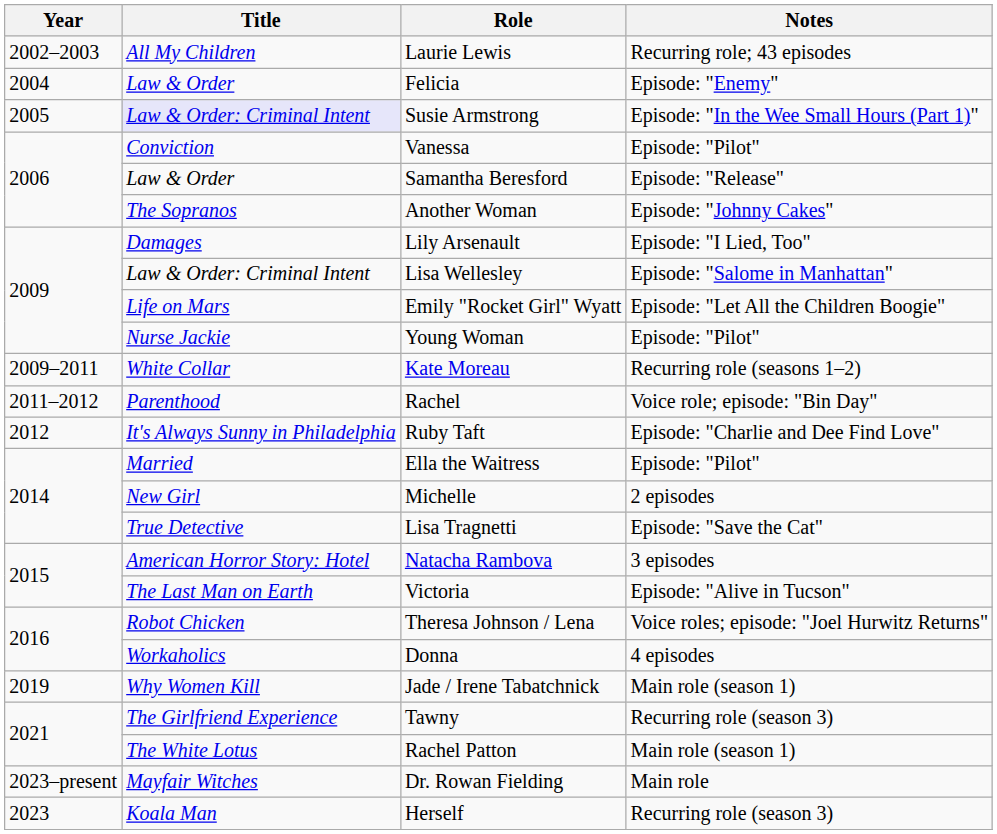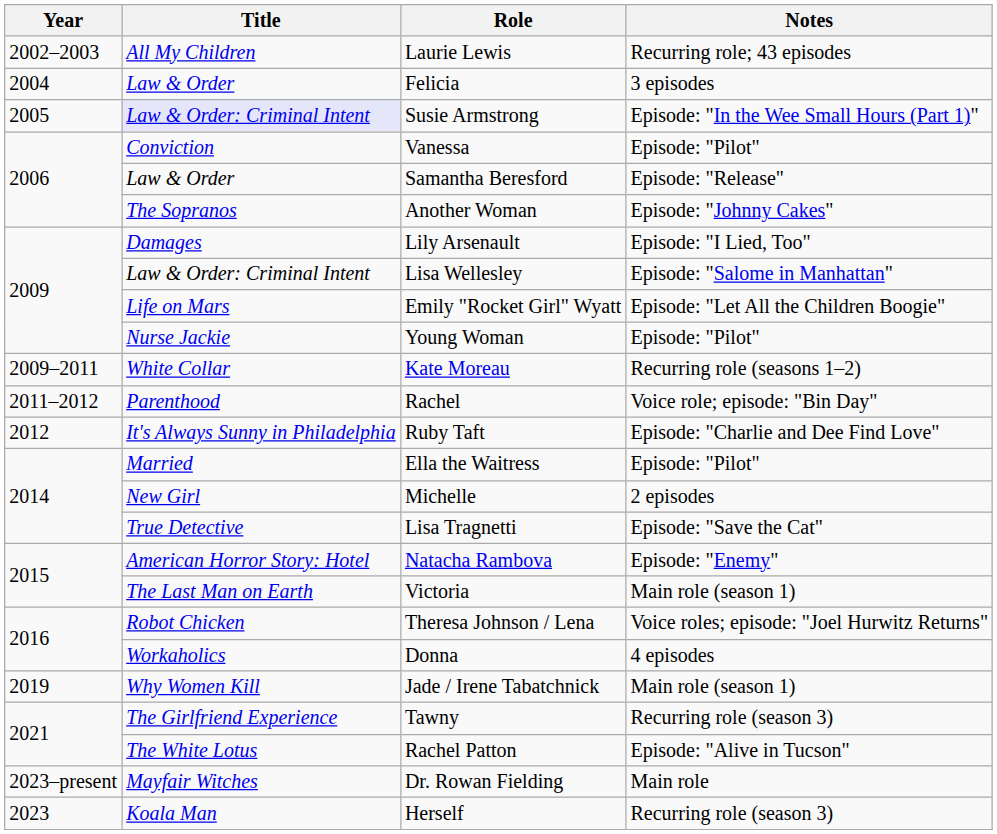(704, 83) Episode: "Enemy" -> (672, 83) 3 episodes
(672, 559) 3 episodes -> (704, 559) Episode: "Enemy"
(740, 591) Episode: "Alive in Tucson" -> (713, 591) Main role (season 1)
(713, 749) Main role (season 1) -> (740, 749) Episode: "Alive in Tucson"
